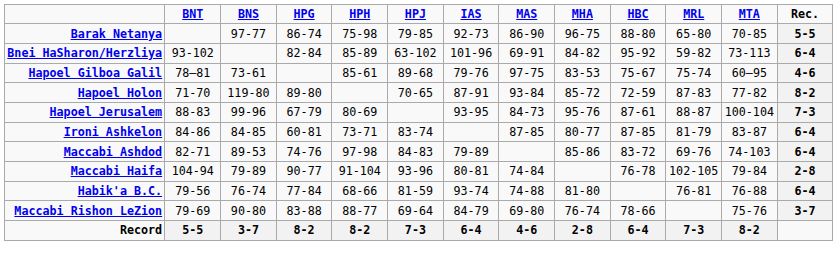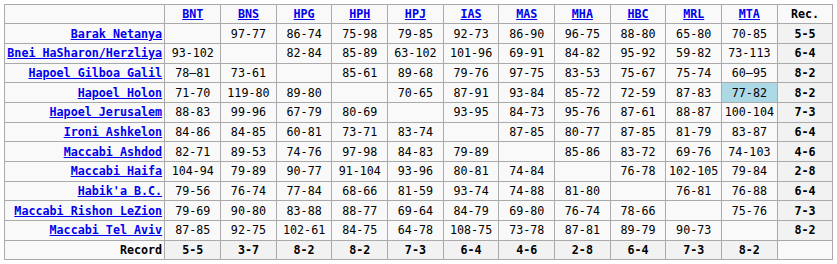(805, 73) 4-6 -> (805, 73) 8-2
(749, 93) no background -> (749, 93) lightblue background
(805, 152) 6-4 -> (805, 152) 4-6
(805, 211) 3-7 -> (805, 211) 7-3
+ row: (106, 230)
